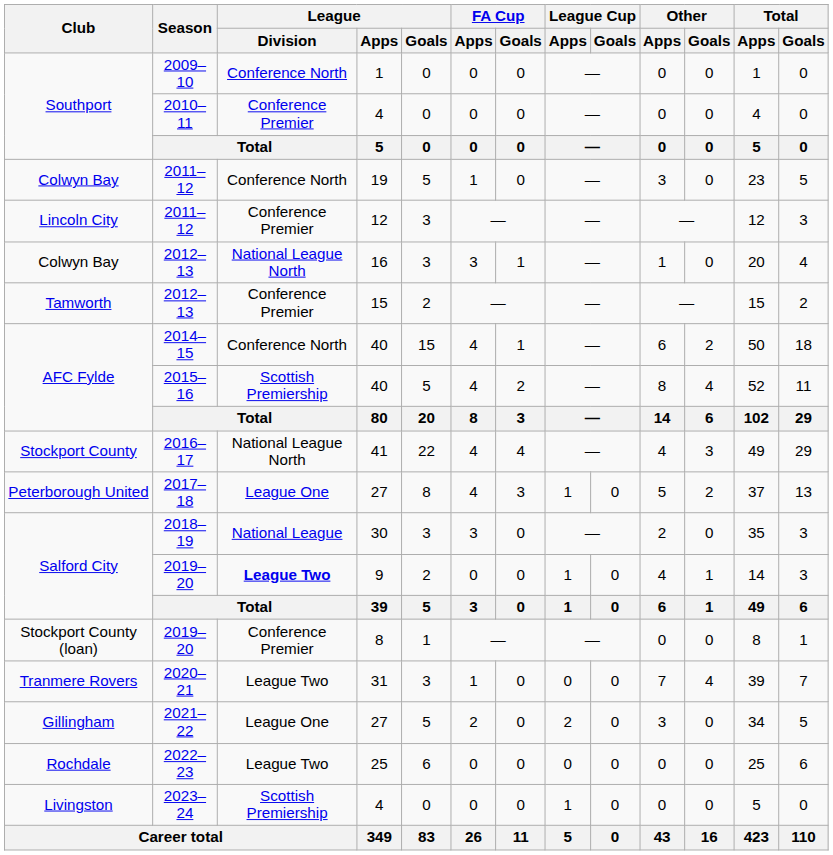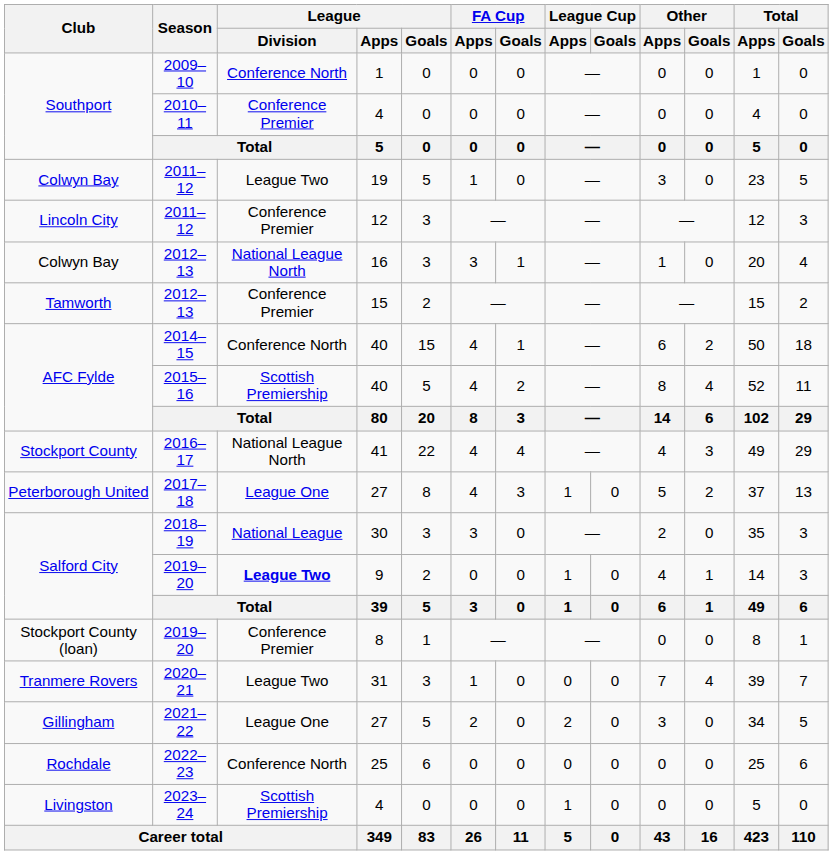(287, 179) Conference North -> (287, 179) League Two
(287, 763) League Two -> (287, 763) Conference North
